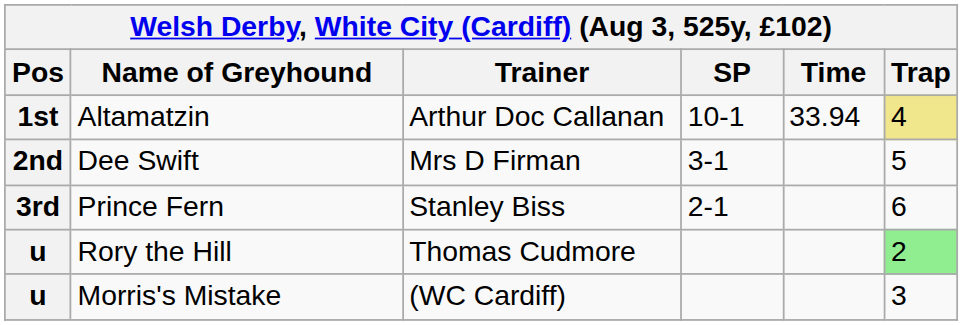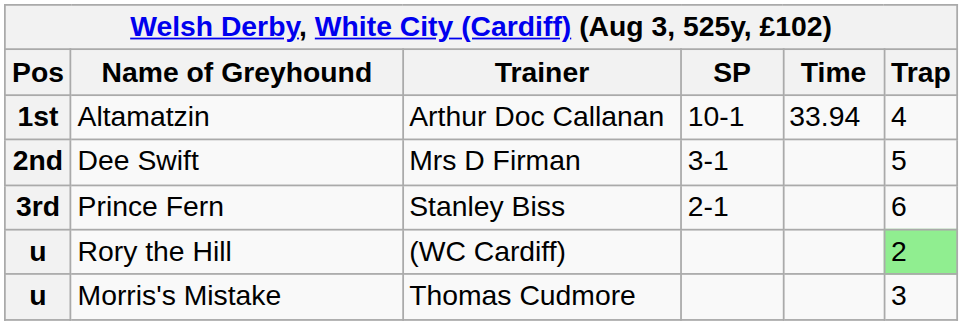(899, 116) khaki background -> (899, 116) no background
(523, 251) Thomas Cudmore -> (488, 251) (WC Cardiff)
(488, 296) (WC Cardiff) -> (523, 296) Thomas Cudmore
